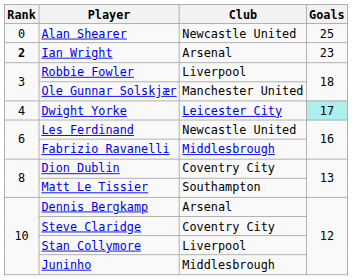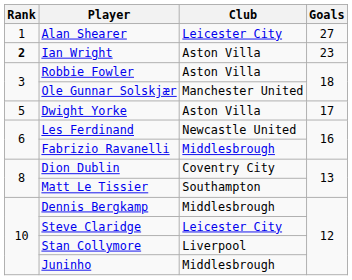(22, 33) 0 -> (22, 33) 1
(239, 33) Newcastle United -> (232, 33) Leicester City
(327, 33) 25 -> (327, 33) 27
(207, 53) Arsenal -> (222, 53) Aston Villa
(214, 72) Liverpool -> (222, 72) Aston Villa
(22, 110) 4 -> (22, 110) 5
(232, 110) Leicester City -> (222, 110) Aston Villa
(327, 110) paleturquoise background -> (327, 110) no background
(207, 207) Arsenal -> (229, 207) Middlesbrough
(229, 226) Coventry City -> (232, 226) Leicester City
